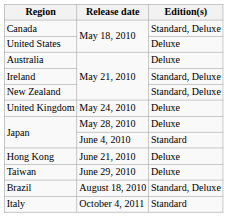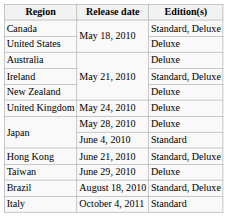(186, 92) Standard, Deluxe -> (165, 92) Deluxe
(165, 156) Deluxe -> (186, 156) Standard, Deluxe
